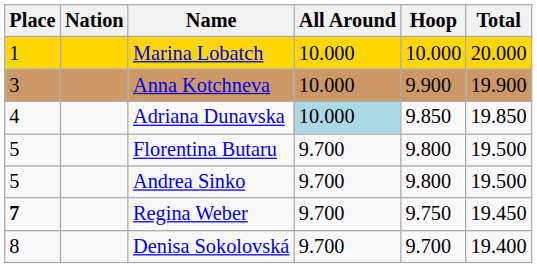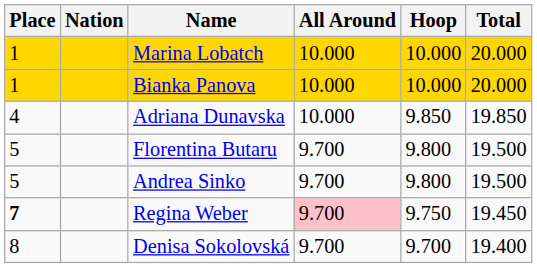+ row: (194, 85)
- row: (202, 85)
(327, 117) lightblue background -> (327, 117) no background
(322, 213) no background -> (322, 213) pink background
